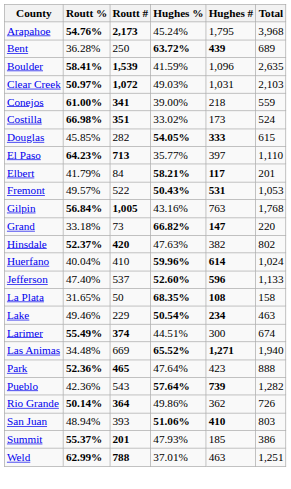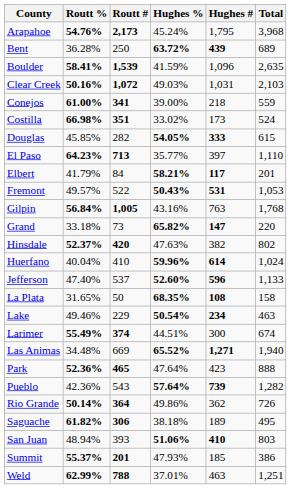(84, 84) 50.97% -> (84, 84) 50.16%
(172, 226) 66.82% -> (172, 226) 65.82%
+ row: (28, 421)
